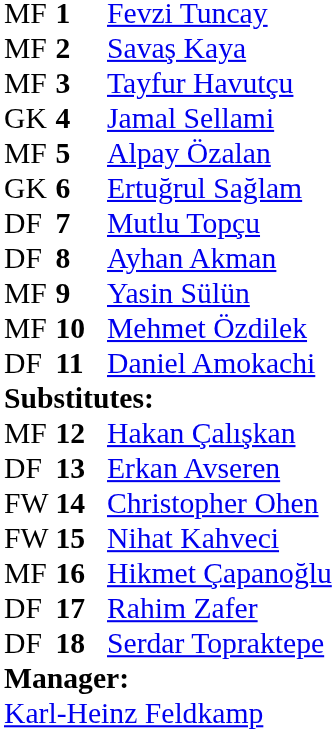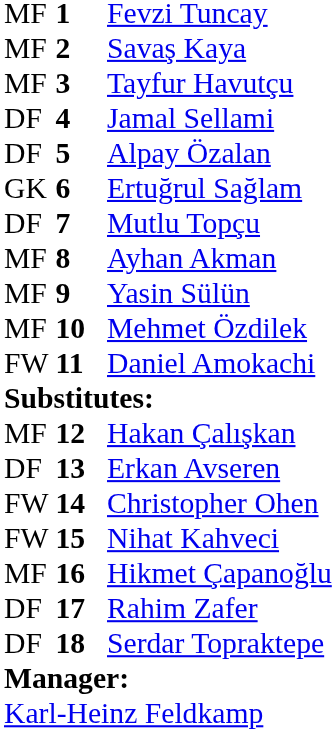(25, 118) GK -> (23, 118) DF
(25, 153) MF -> (23, 153) DF
(23, 258) DF -> (25, 258) MF
(23, 363) DF -> (26, 363) FW
